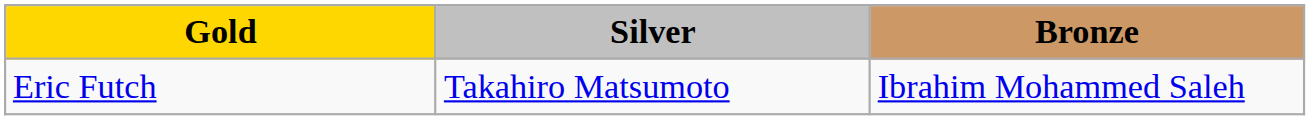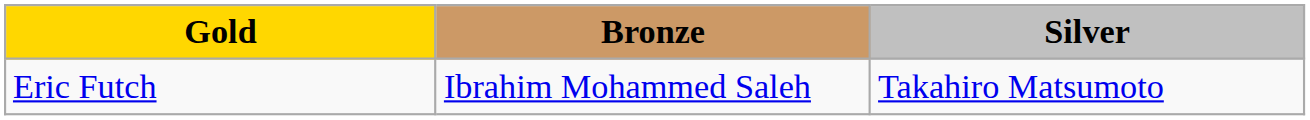columns swapped: (653, 31) <-> (1087, 31)
